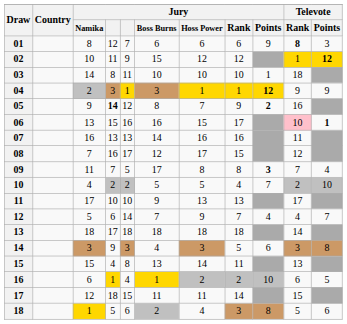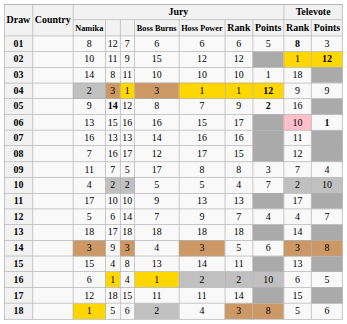(268, 43) 9 -> (268, 43) 5
(268, 169) bold -> (268, 169) normal
